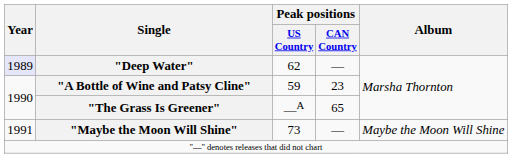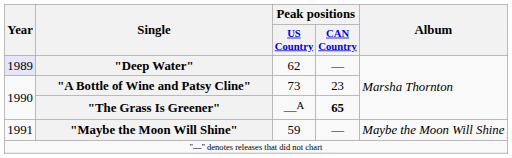(294, 85) 59 -> (294, 85) 73
(338, 107) normal -> (338, 107) bold
(294, 129) 73 -> (294, 129) 59
